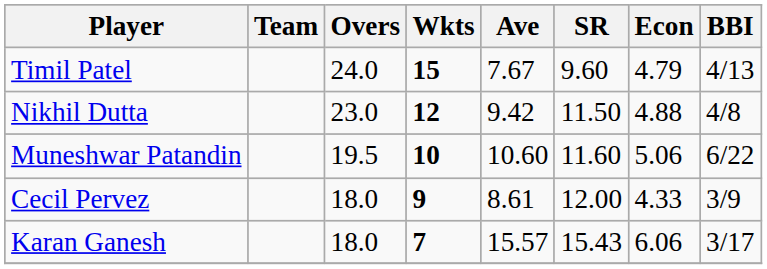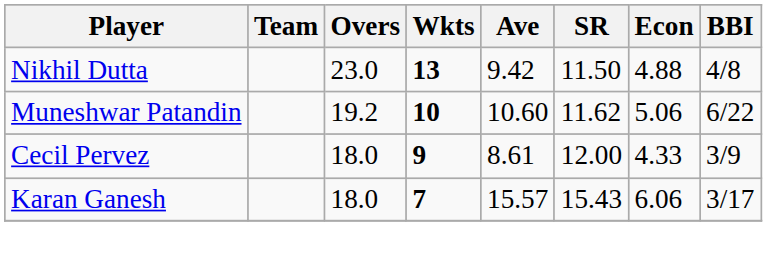- row: (71, 69)
(426, 112) 12 -> (426, 69) 13
(354, 155) 19.5 -> (354, 112) 19.2
(591, 155) 11.60 -> (591, 112) 11.62
